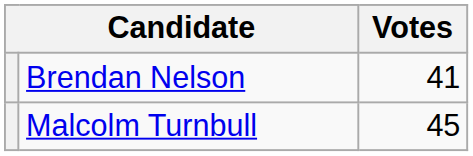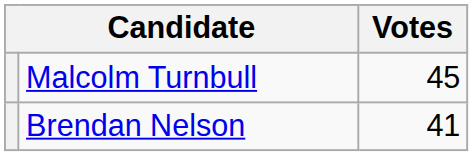rows swapped: (142, 125) <-> (136, 77)
